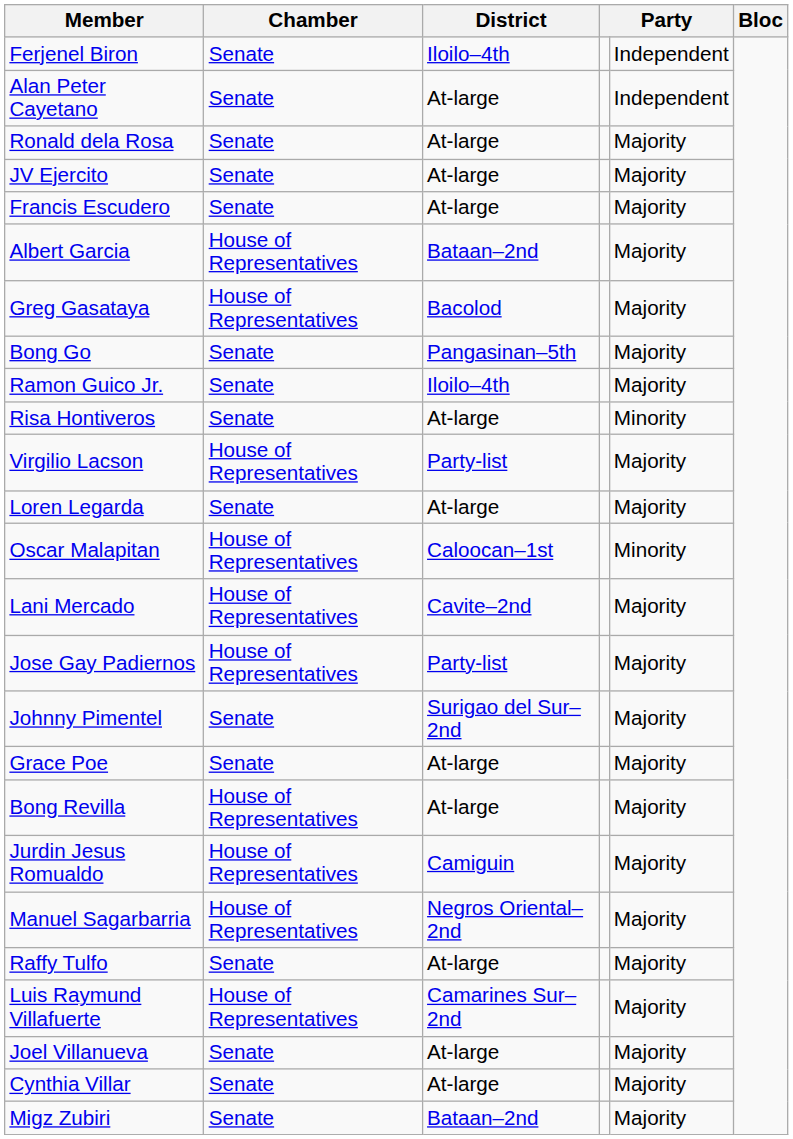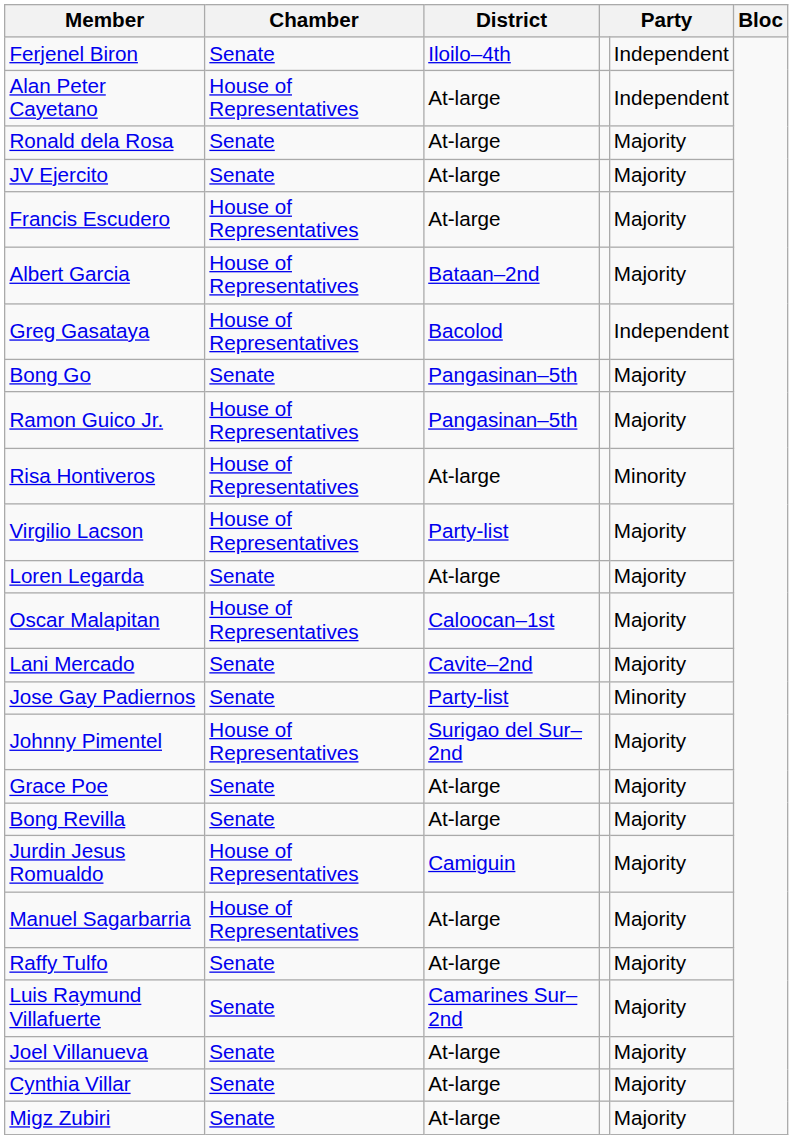(241, 97) Senate -> (284, 97) House of Representatives
(241, 207) Senate -> (284, 219) House of Representatives
(650, 308) Majority -> (671, 331) Independent
(241, 385) Senate -> (284, 419) House of Representatives
(468, 385) Iloilo–4th -> (503, 419) Pangasinan–5th
(241, 417) Senate -> (284, 475) House of Representatives
(650, 550) Minority -> (650, 620) Majority
(283, 606) House of Representatives -> (242, 664) Senate
(283, 662) House of Representatives -> (242, 697) Senate
(650, 662) Majority -> (650, 697) Minority
(241, 718) Senate -> (284, 741) House of Representatives
(283, 807) House of Representatives -> (242, 819) Senate
(505, 919) Negros Oriental–2nd -> (464, 919) At-large
(283, 1008) House of Representatives -> (242, 1008) Senate
(483, 1117) Bataan–2nd -> (464, 1117) At-large
